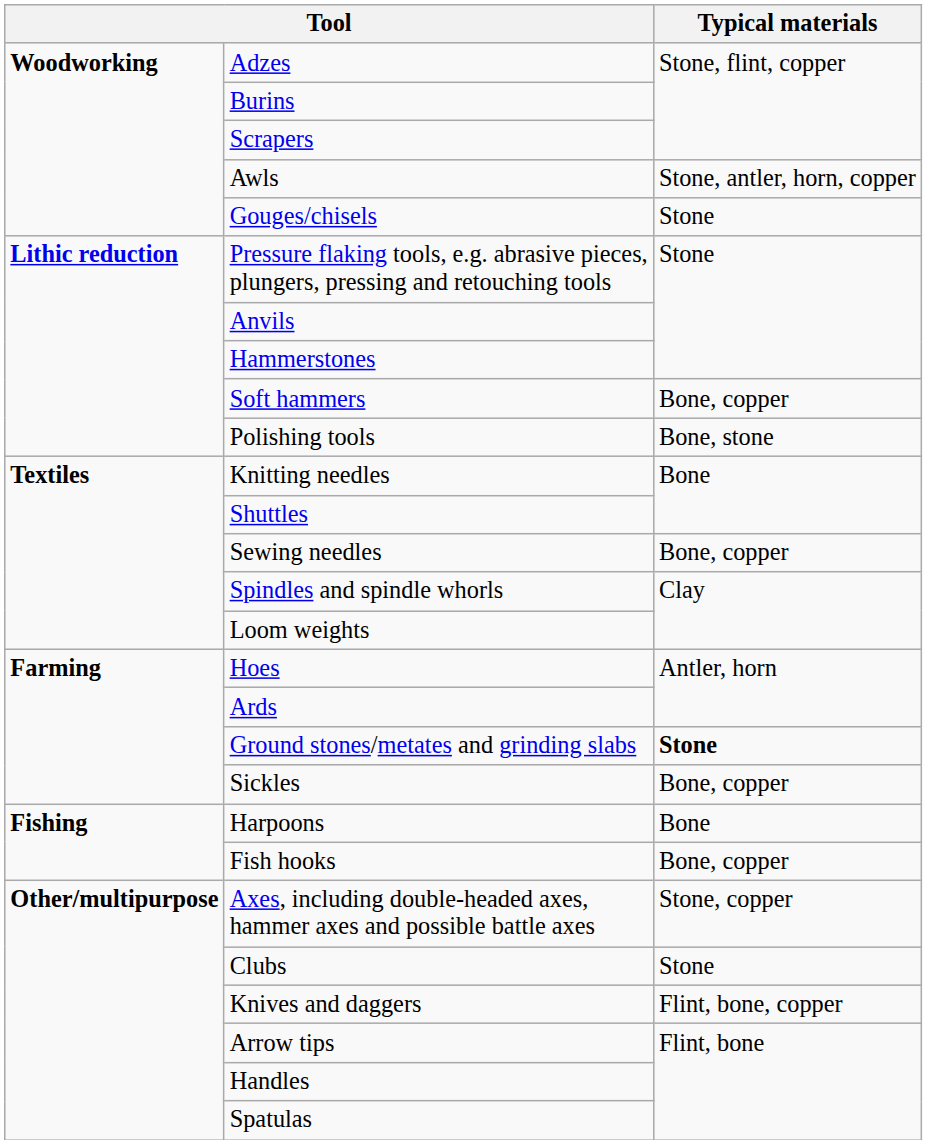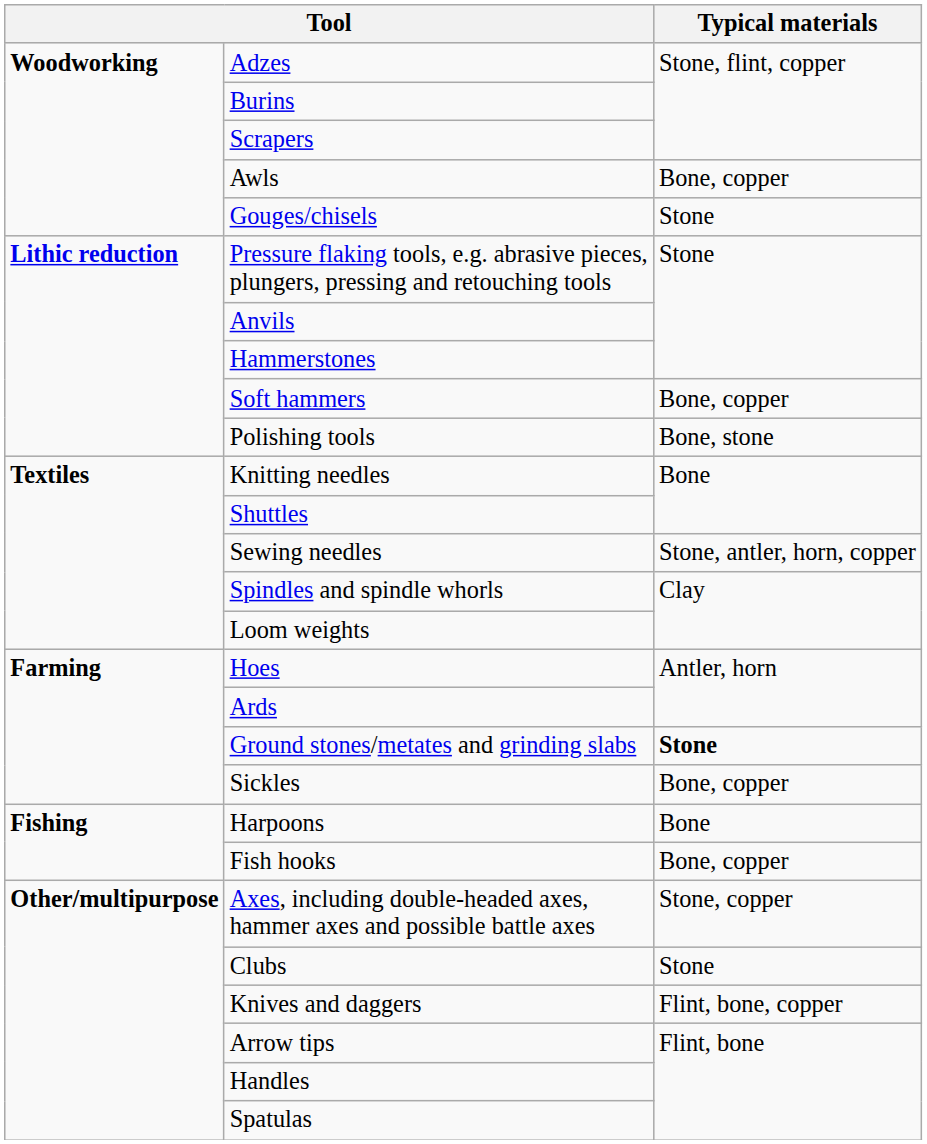(787, 178) Stone, antler, horn, copper -> (724, 178) Bone, copper
(724, 552) Bone, copper -> (787, 552) Stone, antler, horn, copper
